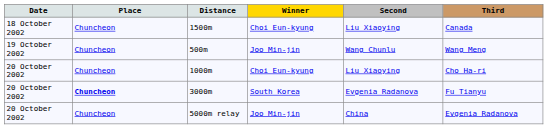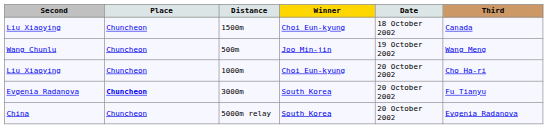columns swapped: (38, 11) <-> (393, 11)
(275, 113) Joo Min-jin -> (307, 113) South Korea
